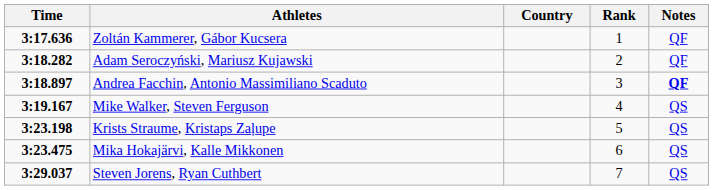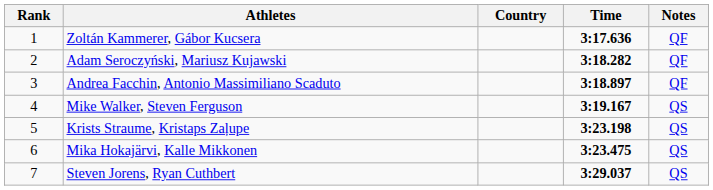columns swapped: (619, 15) <-> (47, 15)
(678, 83) bold -> (678, 83) normal
